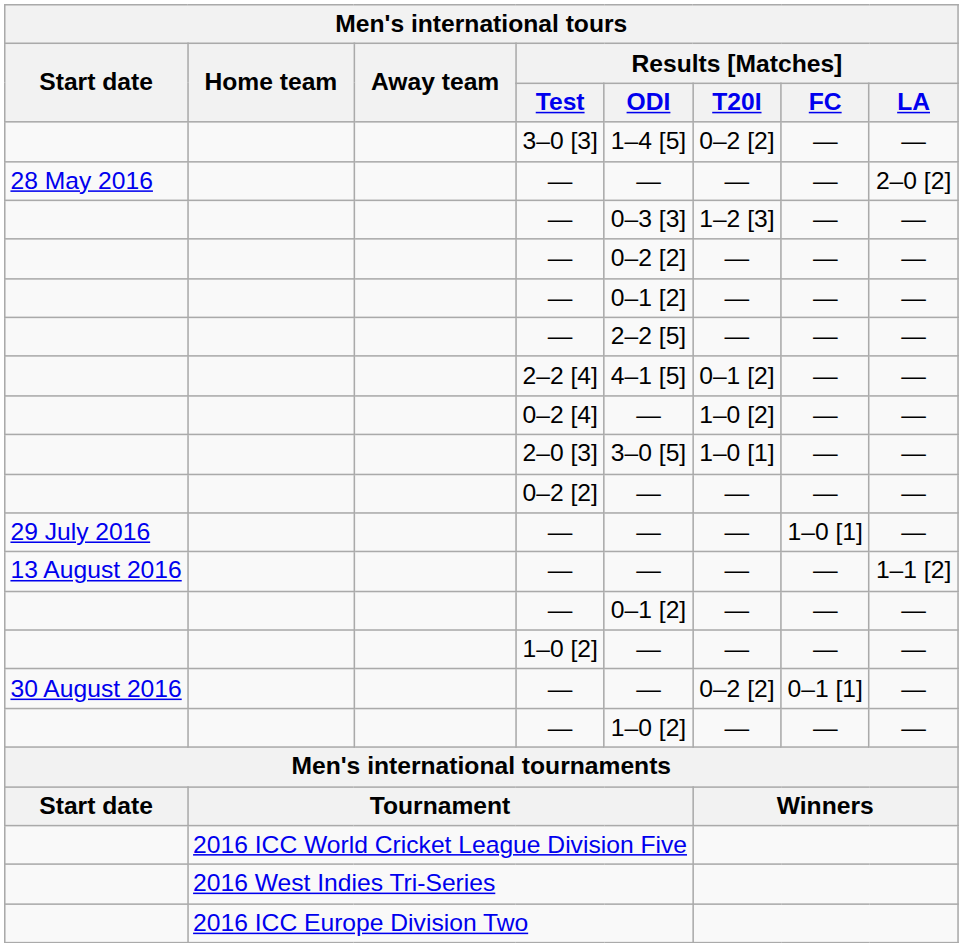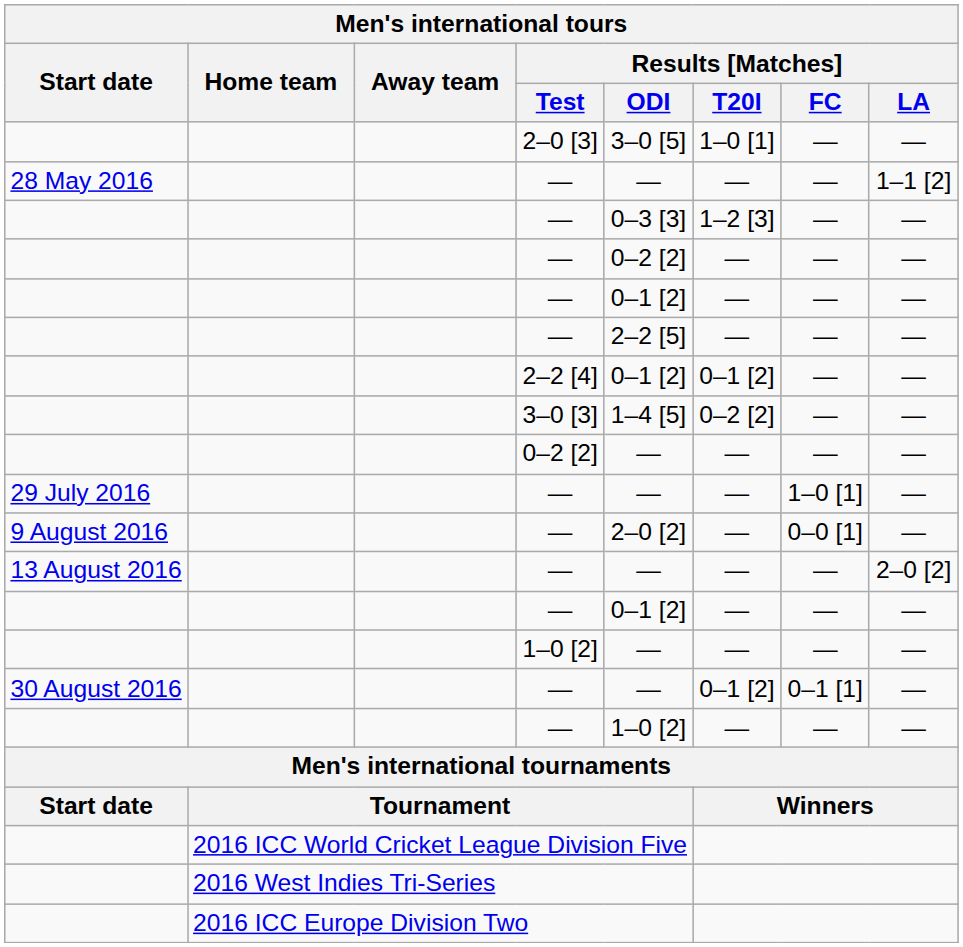rows swapped: (96, 454) <-> (96, 142)
(914, 180) 2–0 [2] -> (914, 180) 1–1 [2]
(649, 375) 4–1 [5] -> (649, 375) 0–1 [2]
- row: (96, 415)
+ row: (89, 532)
(914, 571) 1–1 [2] -> (914, 571) 2–0 [2]
(737, 688) 0–2 [2] -> (737, 688) 0–1 [2]
